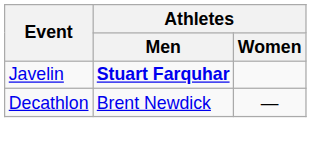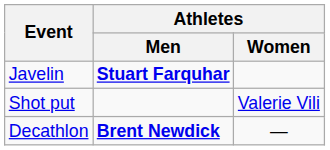+ row: (42, 103)
(154, 103) normal -> (158, 131) bold
